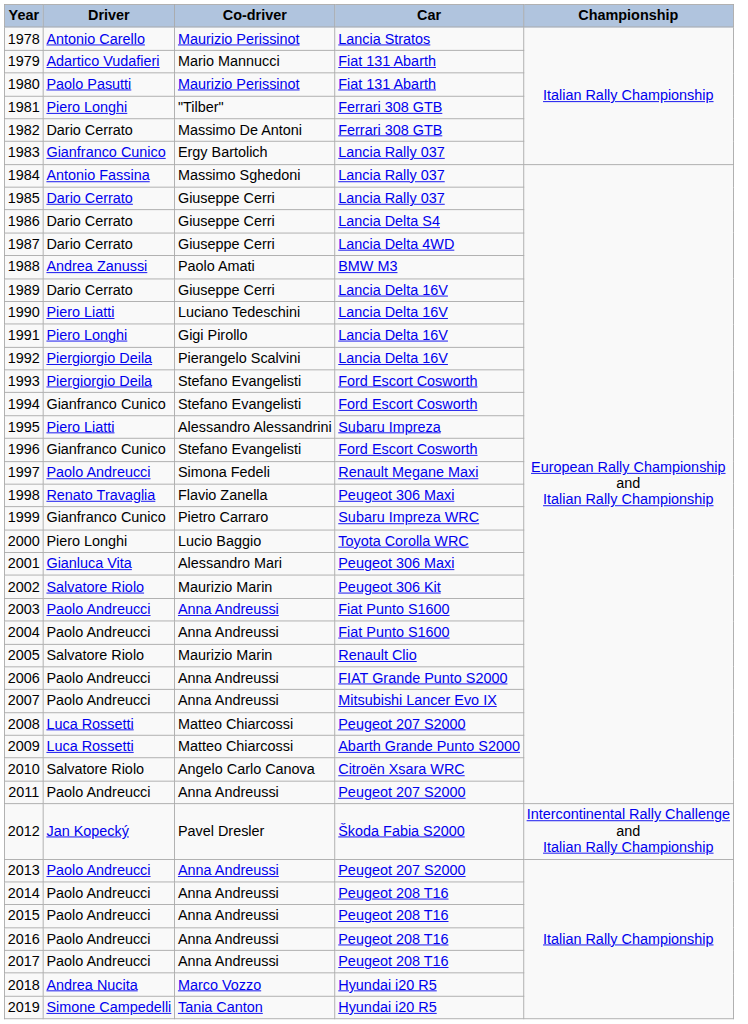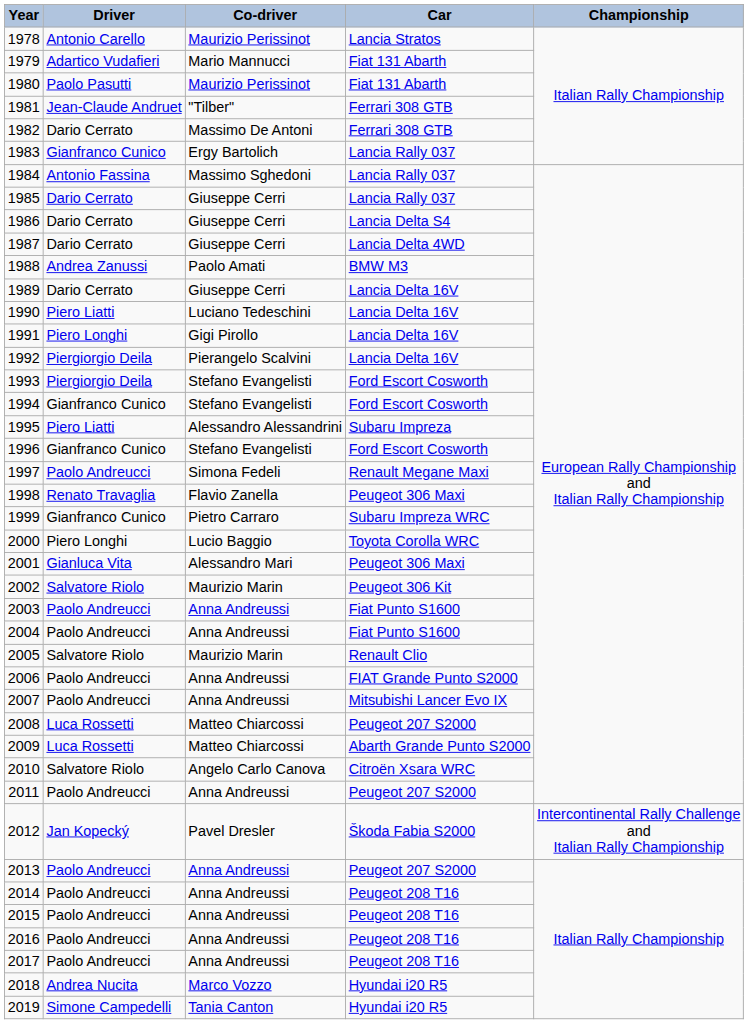(87, 107) Piero Longhi -> (114, 107) Jean-Claude Andruet
